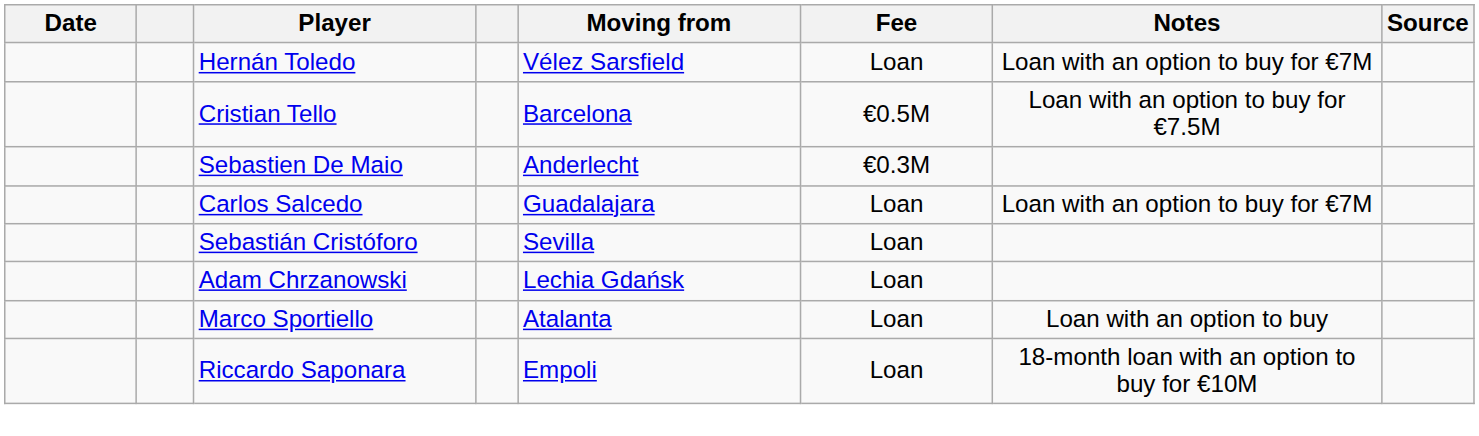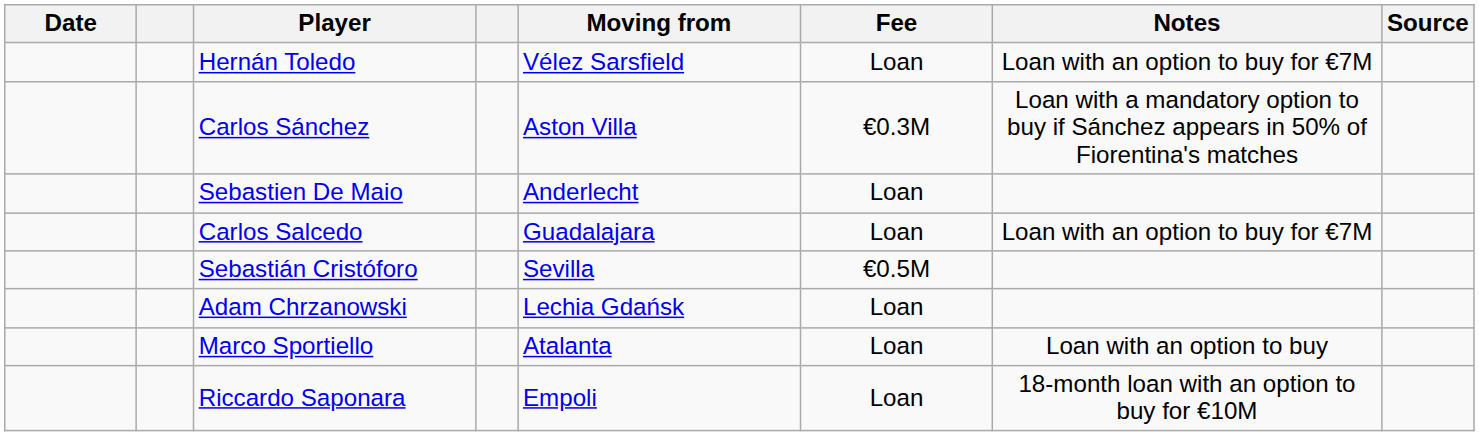+ row: (284, 127)
- row: (268, 113)
(897, 165) €0.3M -> (897, 192) Loan
(897, 242) Loan -> (897, 269) €0.5M
